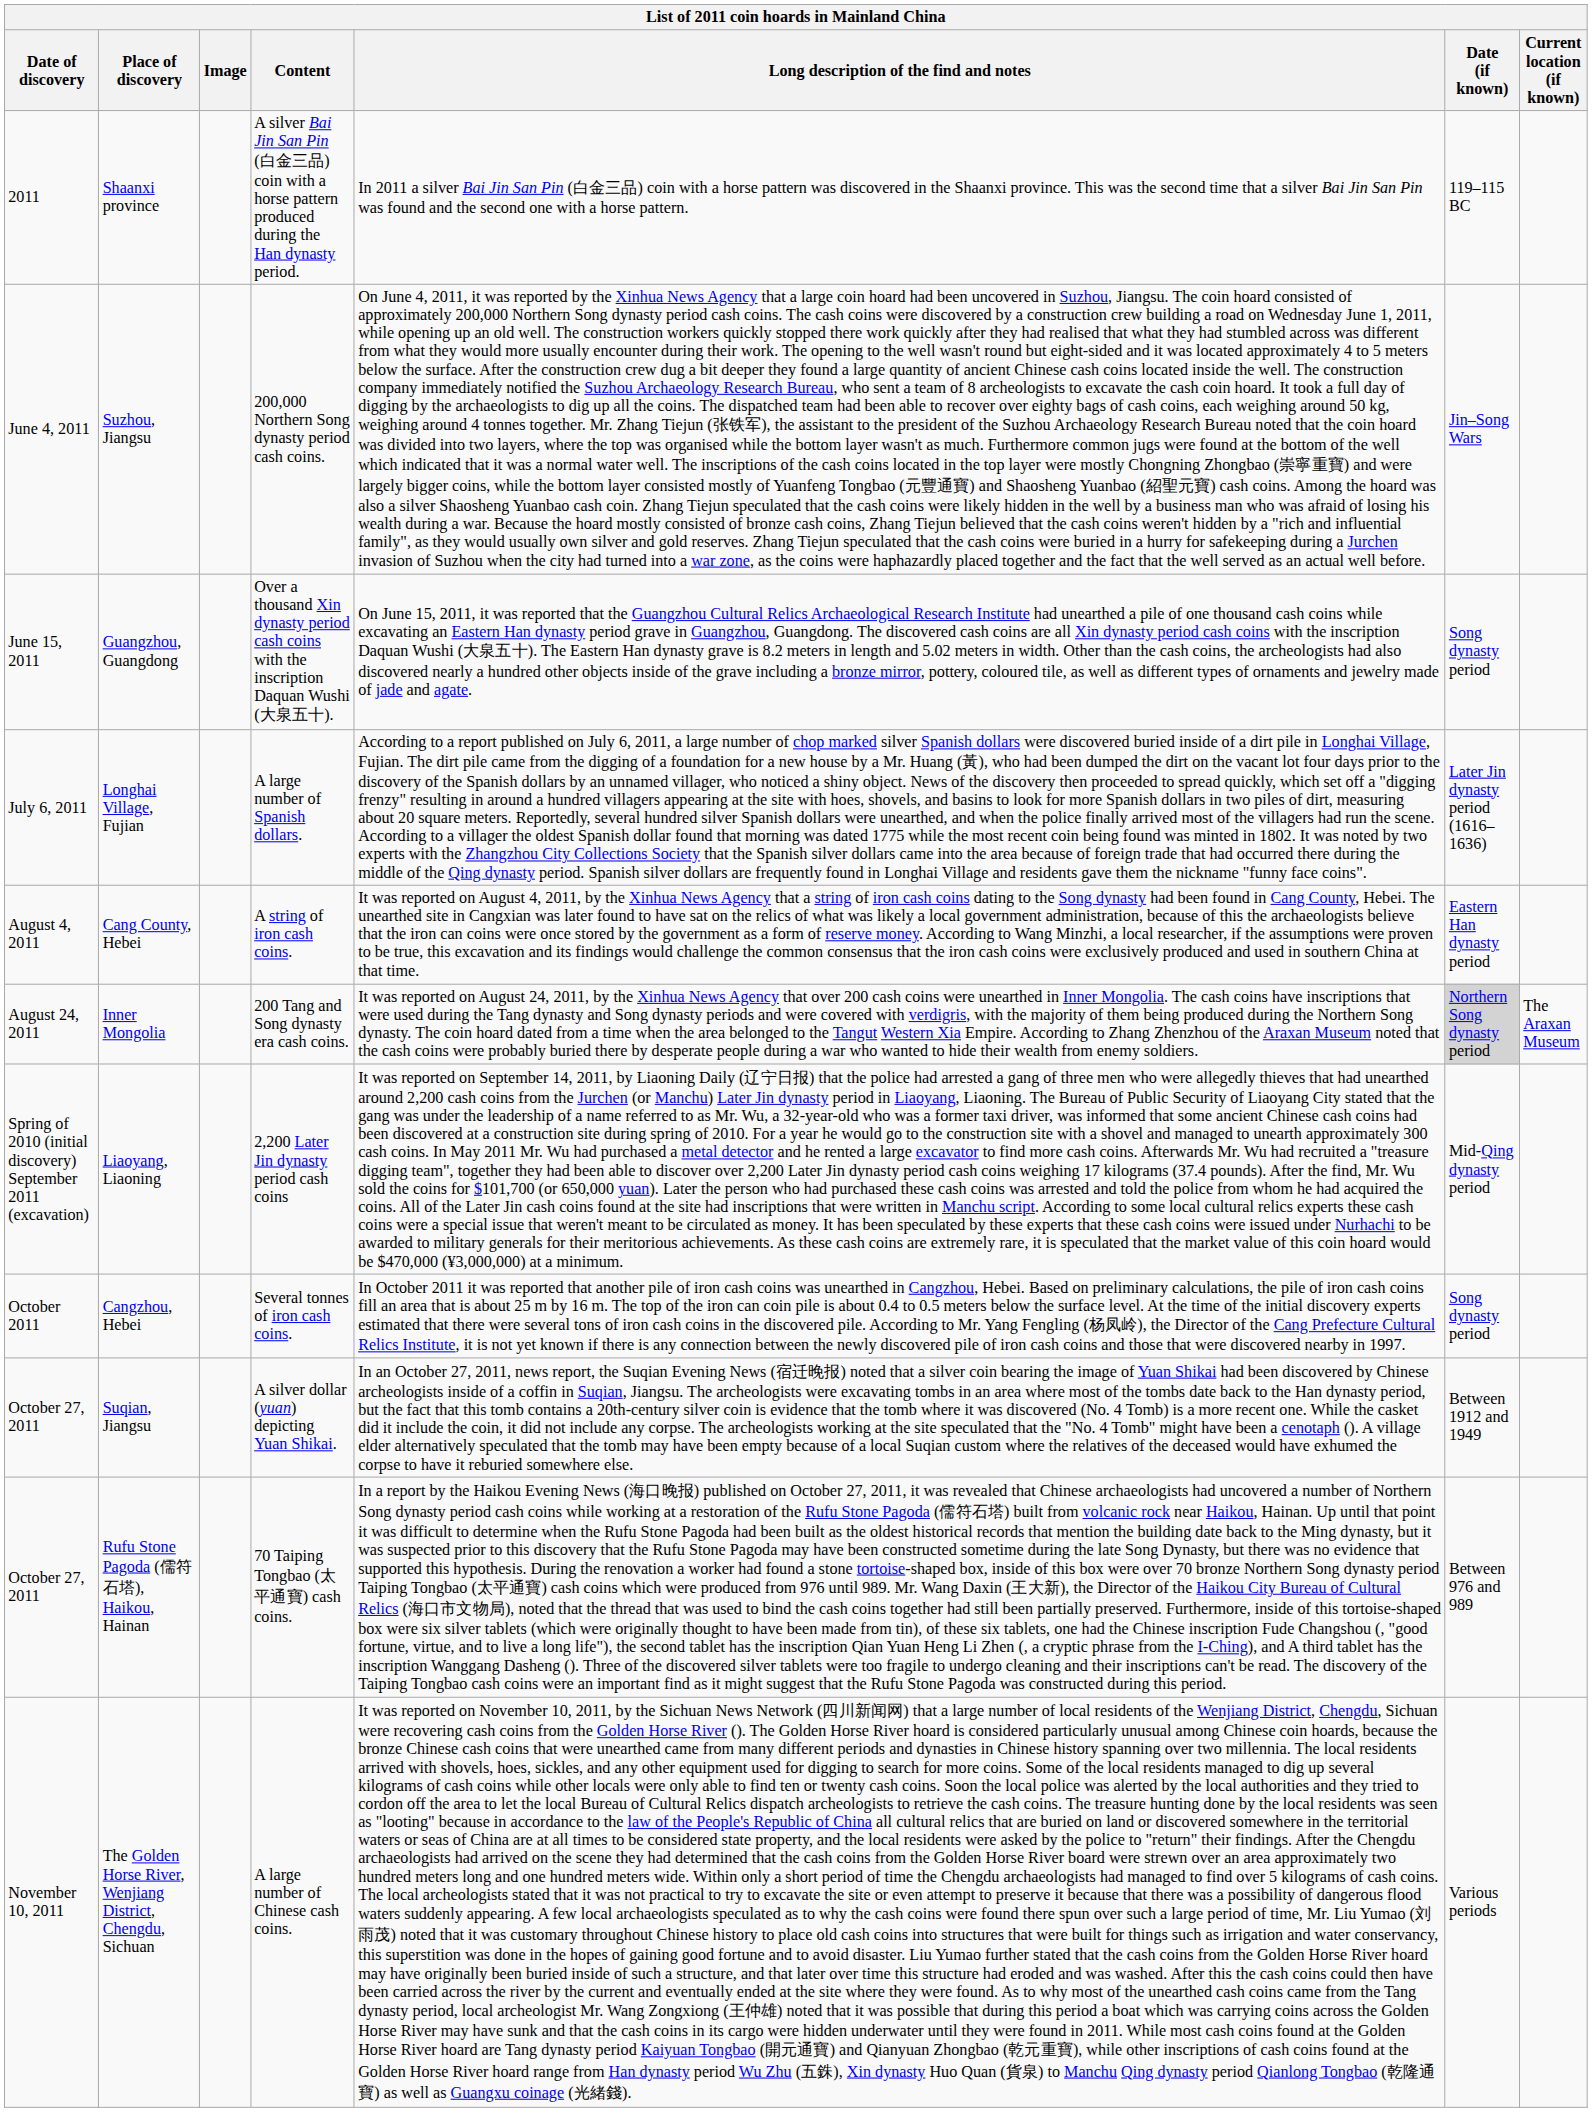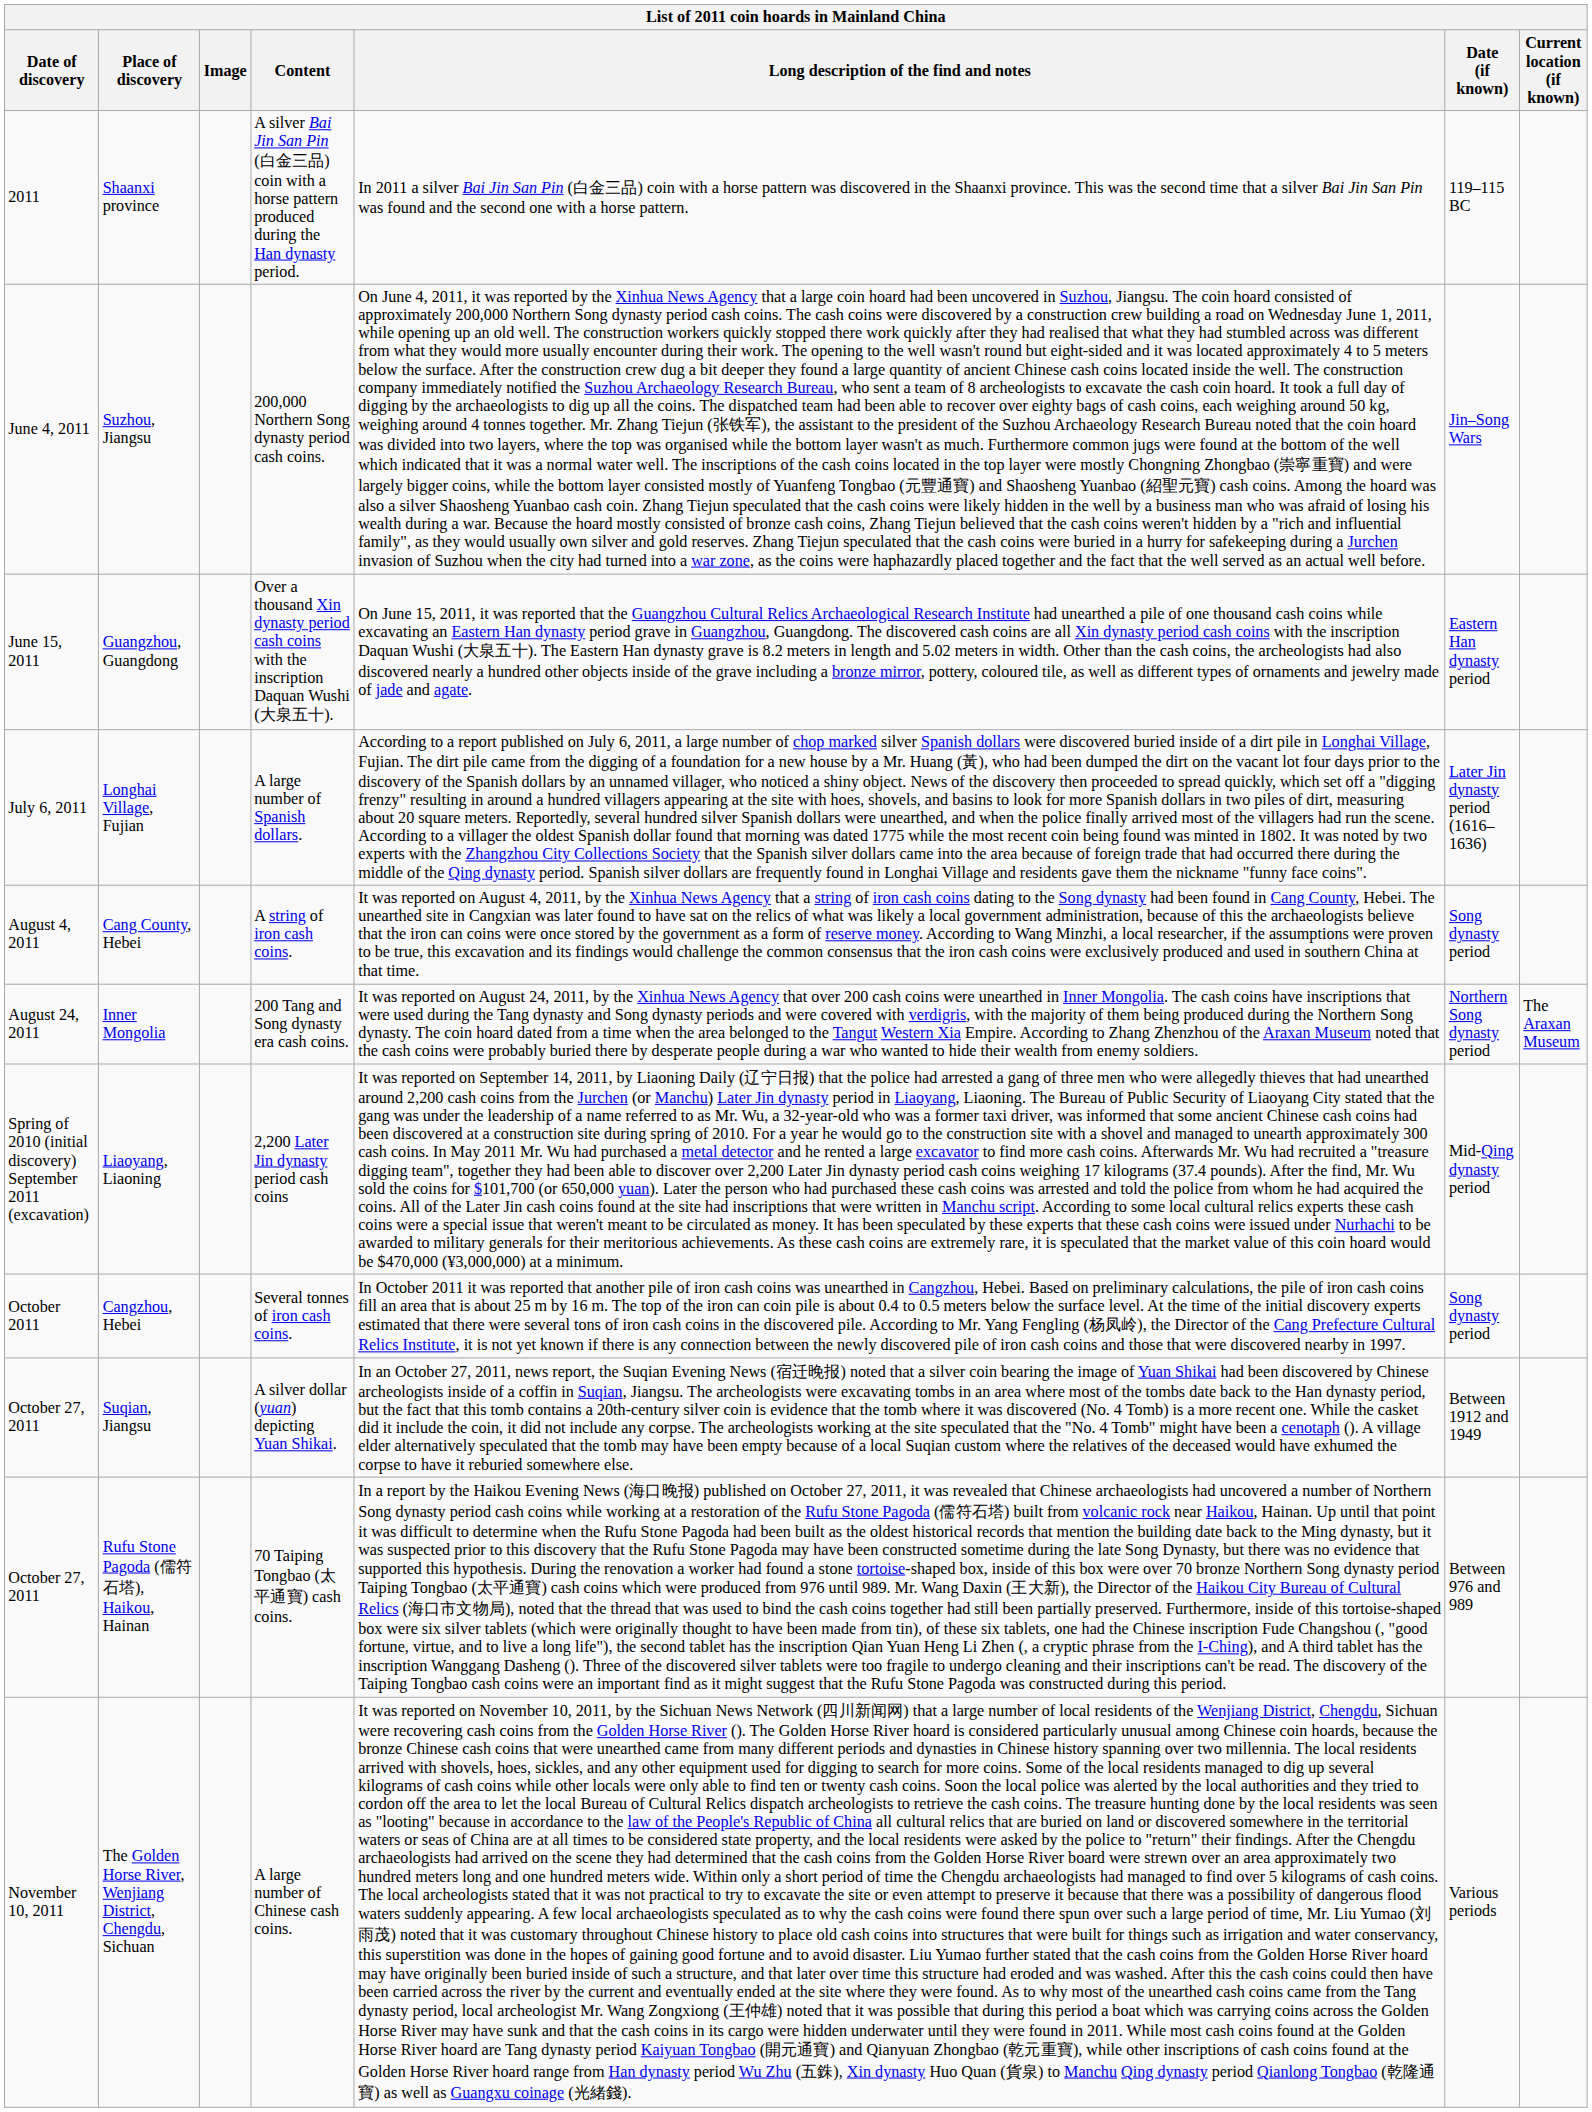(1474, 651) Song dynasty period -> (1474, 651) Eastern Han dynasty period
(1474, 934) Eastern Han dynasty period -> (1474, 934) Song dynasty period
(1478, 1023) lightgrey background -> (1478, 1023) no background
